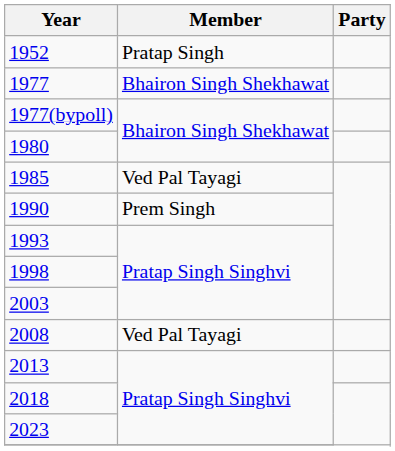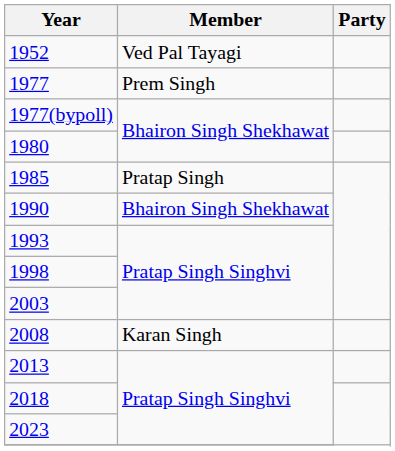(173, 51) Pratap Singh -> (182, 51) Ved Pal Tayagi
(226, 83) Bhairon Singh Shekhawat -> (169, 83) Prem Singh
(182, 177) Ved Pal Tayagi -> (173, 177) Pratap Singh
(169, 209) Prem Singh -> (226, 209) Bhairon Singh Shekhawat
(182, 334) Ved Pal Tayagi -> (172, 334) Karan Singh
